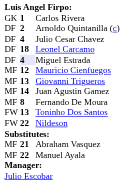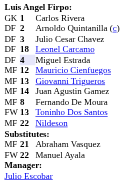(22, 39) 4 -> (22, 39) 3
(11, 123) FW -> (11, 123) MF
(11, 155) MF -> (11, 155) FW
